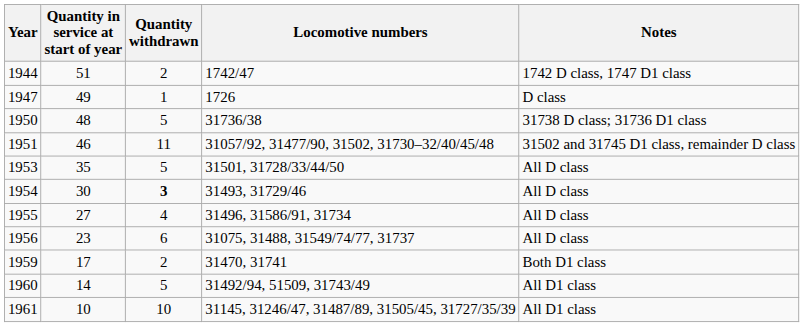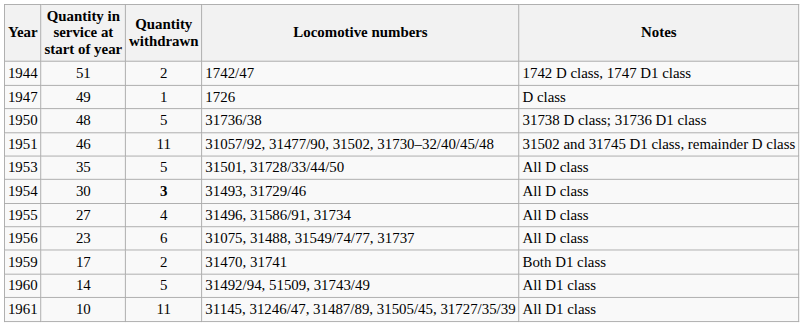(164, 309) 10 -> (164, 309) 11
